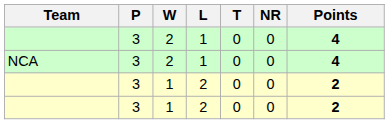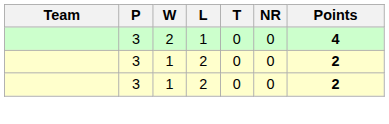- row: (23, 61)
